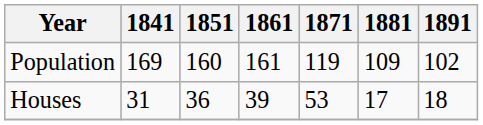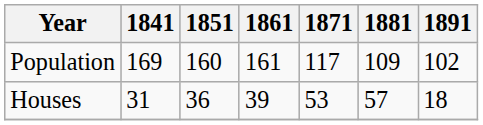(322, 61) 119 -> (322, 61) 117
(376, 100) 17 -> (376, 100) 57
